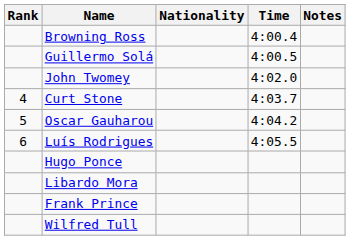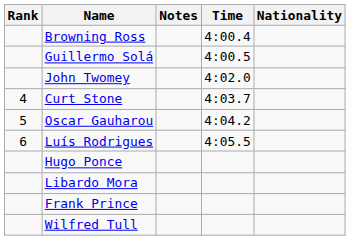columns swapped: (202, 15) <-> (323, 15)
